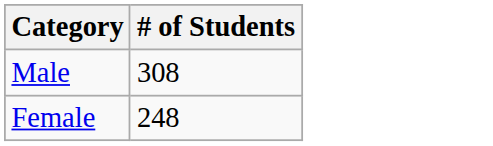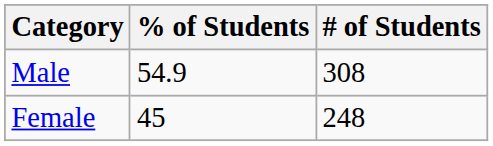+ column: (223, 27)
